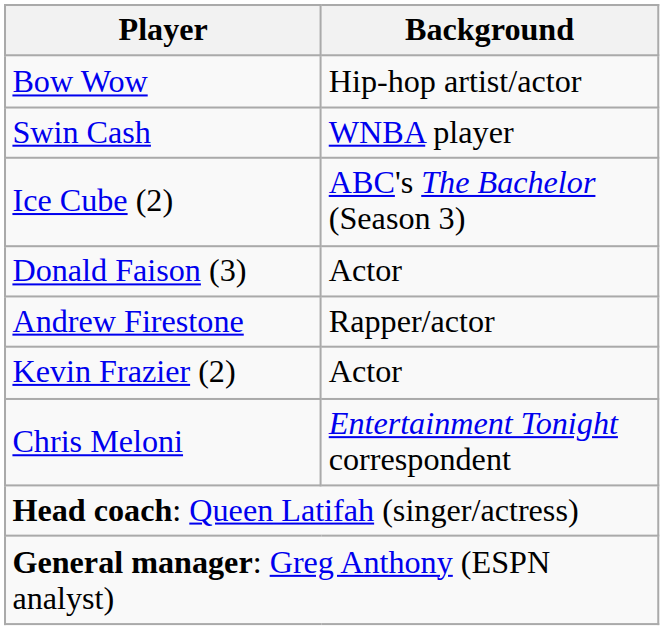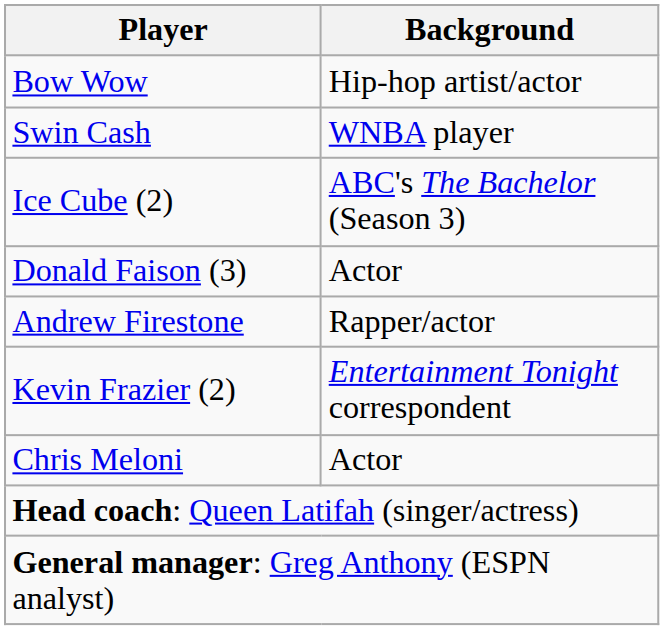(365, 372) Actor -> (473, 390) Entertainment Tonight correspondent
(473, 441) Entertainment Tonight correspondent -> (365, 459) Actor
